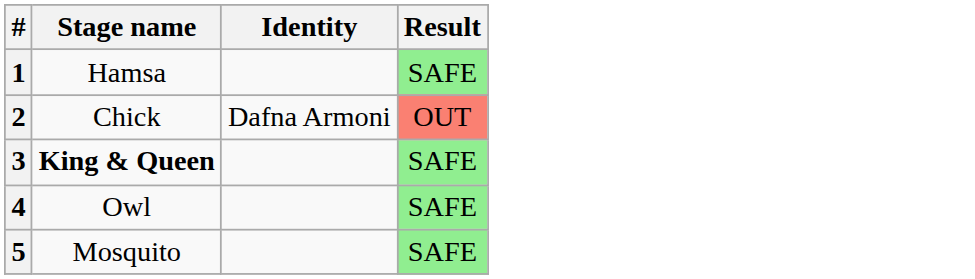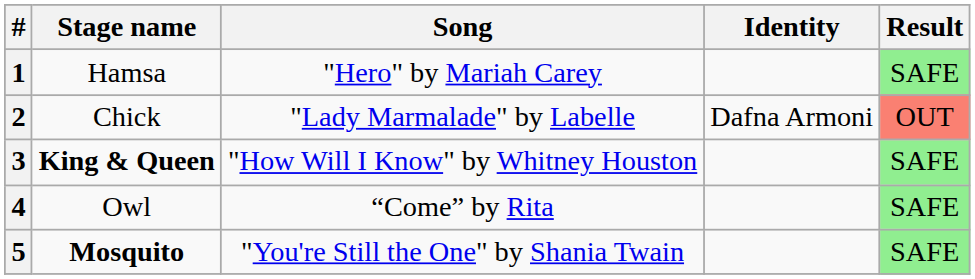+ column: (463, 26)
(127, 251) normal -> (127, 251) bold
